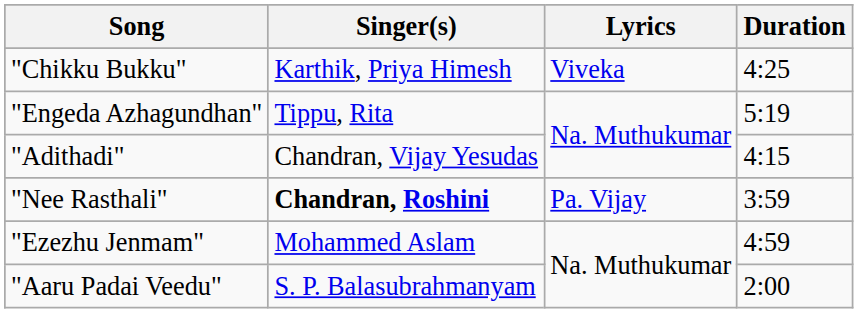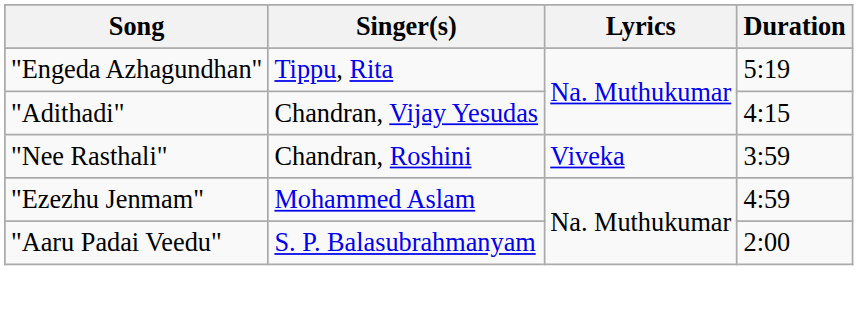- row: (99, 69)
(382, 199) bold -> (373, 156) normal
(598, 199) Pa. Vijay -> (587, 156) Viveka
